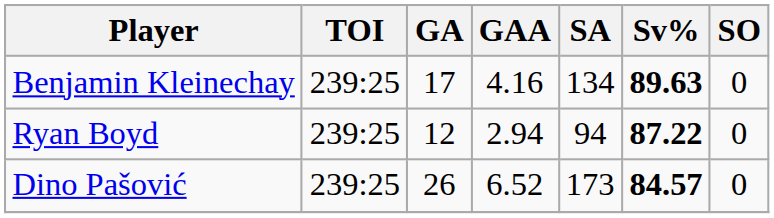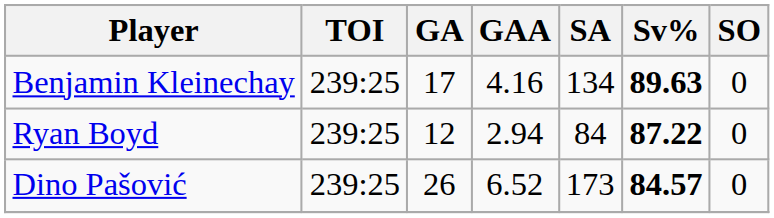(590, 133) 94 -> (590, 133) 84
